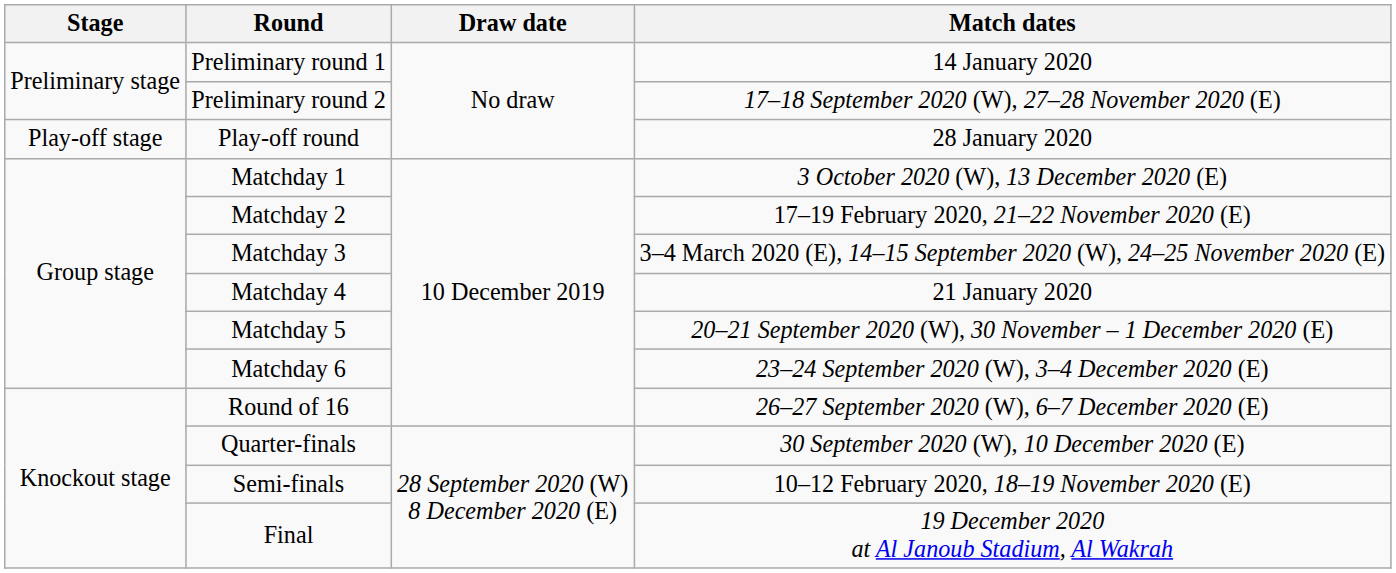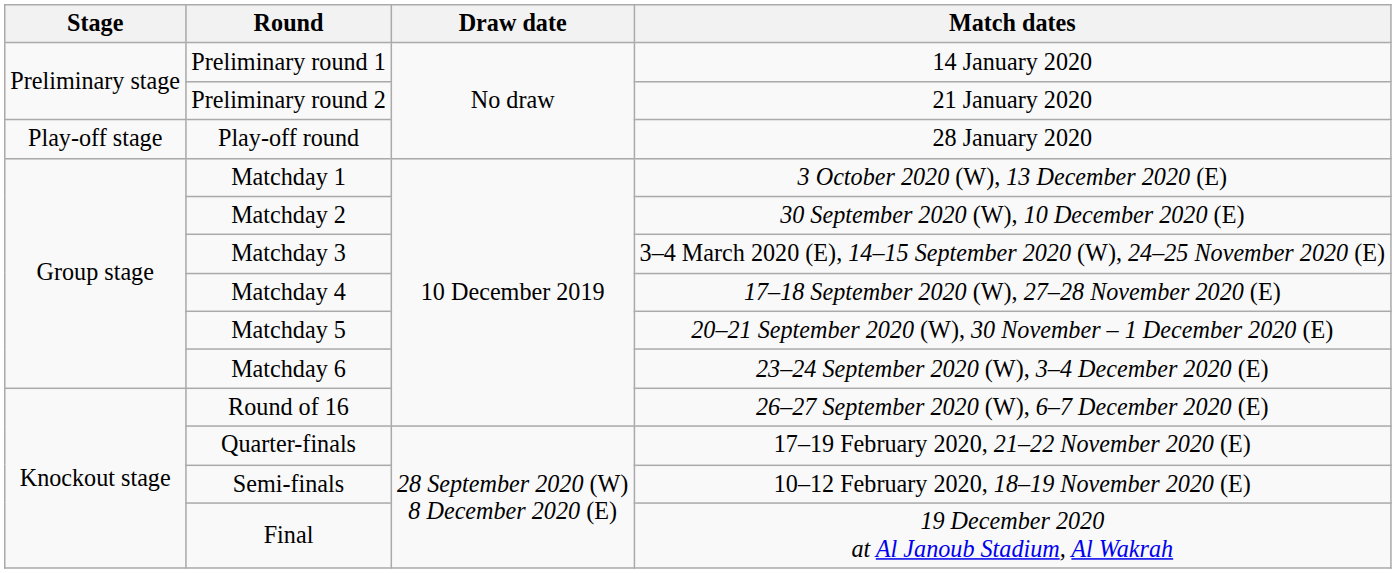(1012, 100) 17–18 September 2020 (W), 27–28 November 2020 (E) -> (1012, 100) 21 January 2020
(1012, 215) 17–19 February 2020, 21–22 November 2020 (E) -> (1012, 215) 30 September 2020 (W), 10 December 2020 (E)
(1012, 291) 21 January 2020 -> (1012, 291) 17–18 September 2020 (W), 27–28 November 2020 (E)
(1012, 445) 30 September 2020 (W), 10 December 2020 (E) -> (1012, 445) 17–19 February 2020, 21–22 November 2020 (E)
